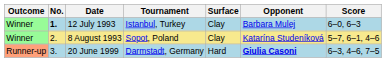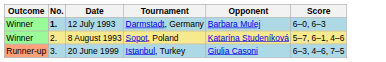- column: (223, 11)
(155, 24) Istanbul, Turkey -> (165, 24) Darmstadt, Germany
(165, 50) Darmstadt, Germany -> (155, 50) Istanbul, Turkey
(270, 50) bold -> (233, 50) normal
